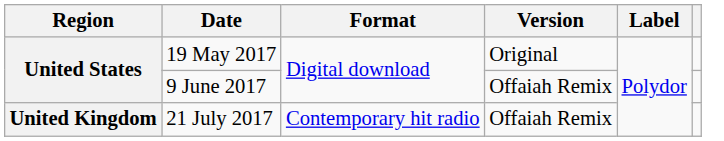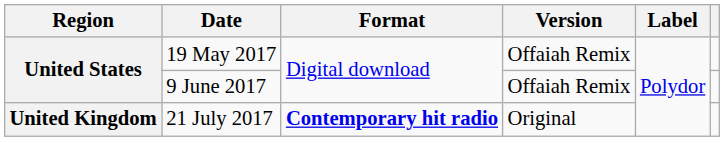(524, 53) Original -> (569, 53) Offaiah Remix
(383, 119) normal -> (392, 119) bold
(551, 119) Offaiah Remix -> (542, 119) Original
